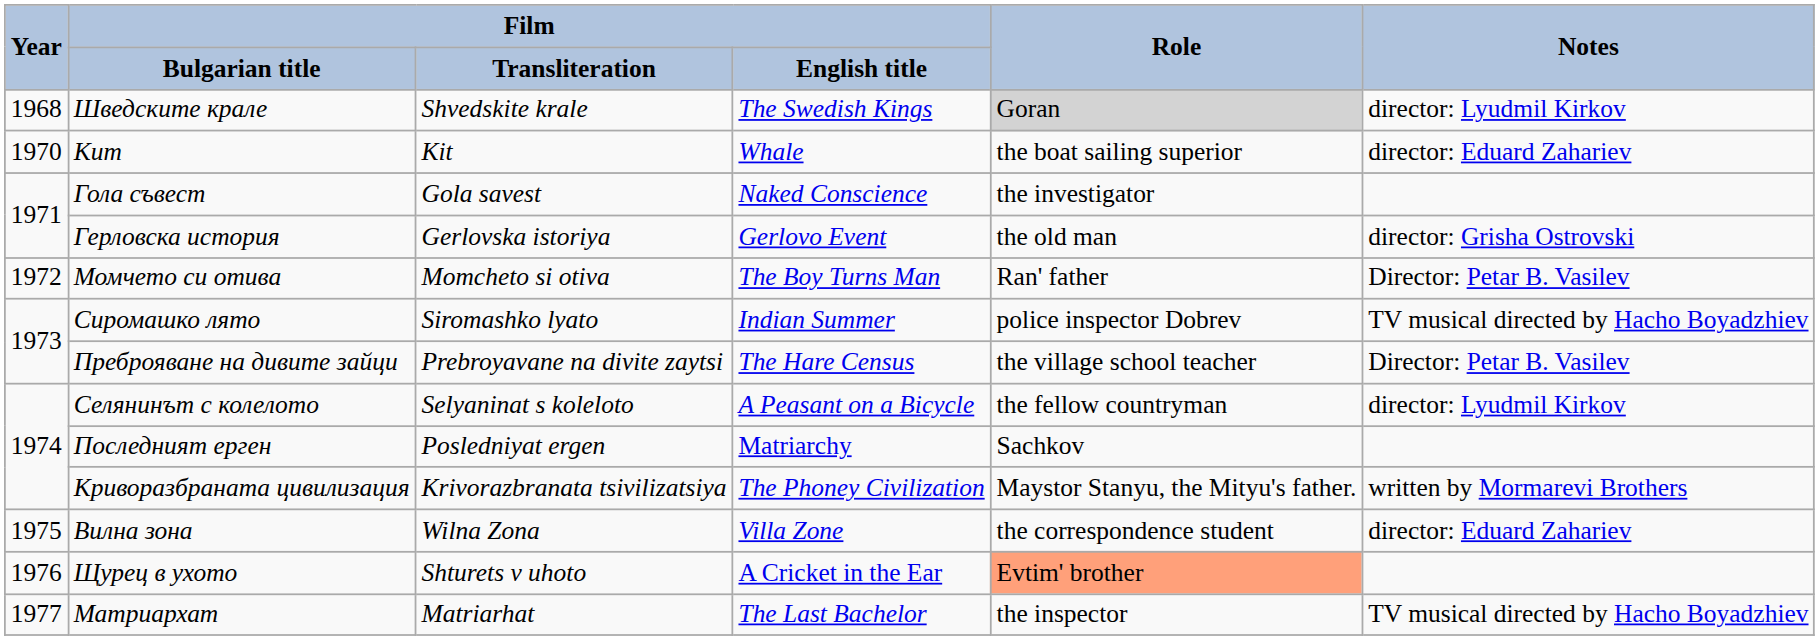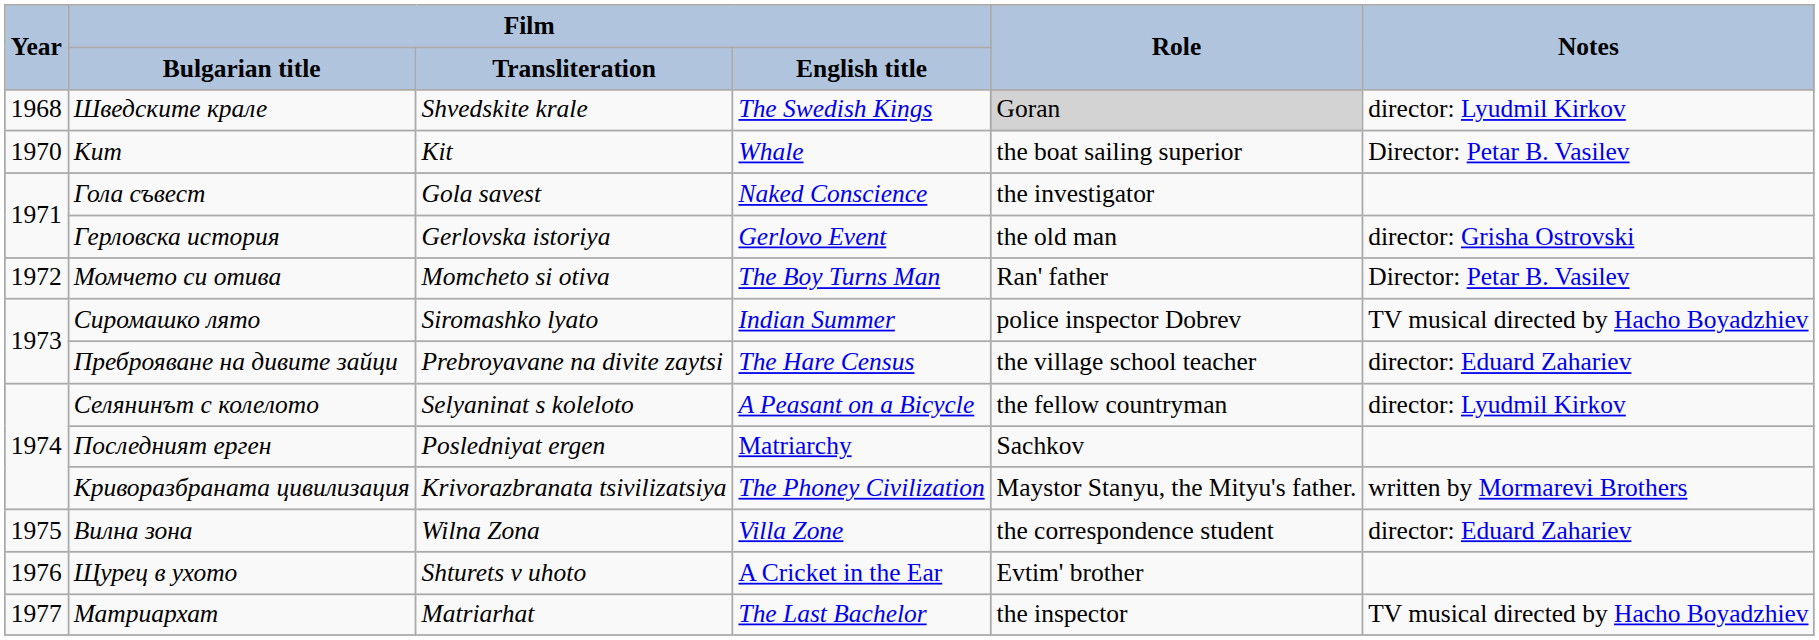(1500, 152) director: Eduard Zahariev -> (1499, 152) Director: Petar B. Vasilev
(1499, 362) Director: Petar B. Vasilev -> (1500, 362) director: Eduard Zahariev
(1070, 572) lightsalmon background -> (1070, 572) no background
